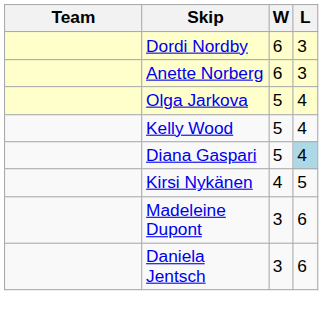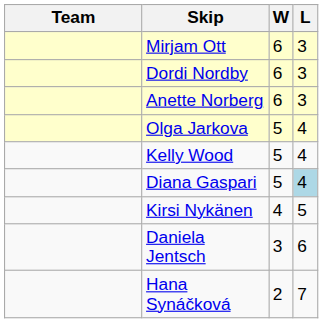+ row: (186, 45)
- row: (186, 219)
+ row: (188, 294)
